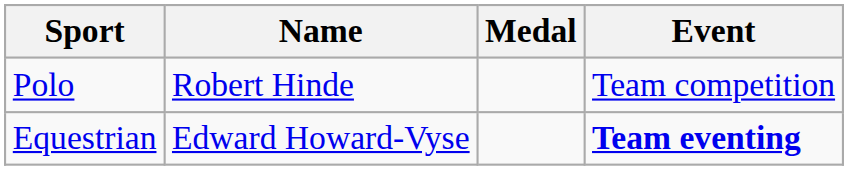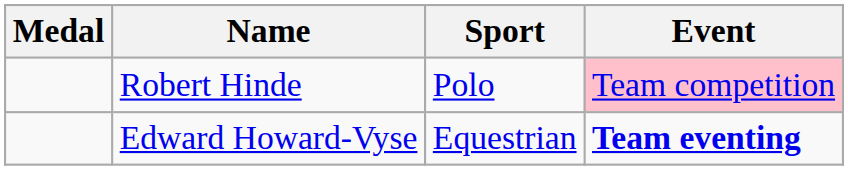columns swapped: (531, 31) <-> (85, 31)
(714, 84) no background -> (714, 84) pink background
